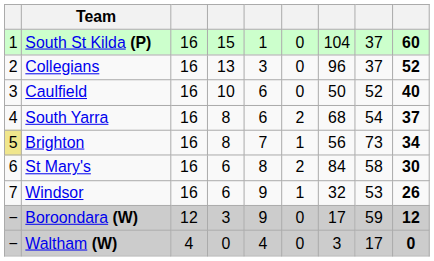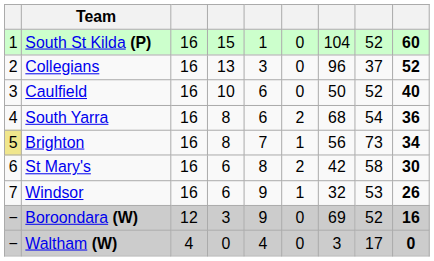(374, 42) 37 -> (374, 42) 52
(411, 117) 37 -> (411, 117) 36
(337, 167) 84 -> (337, 167) 42
(337, 218) 17 -> (337, 218) 69
(374, 218) 59 -> (374, 218) 52
(411, 218) 12 -> (411, 218) 16
